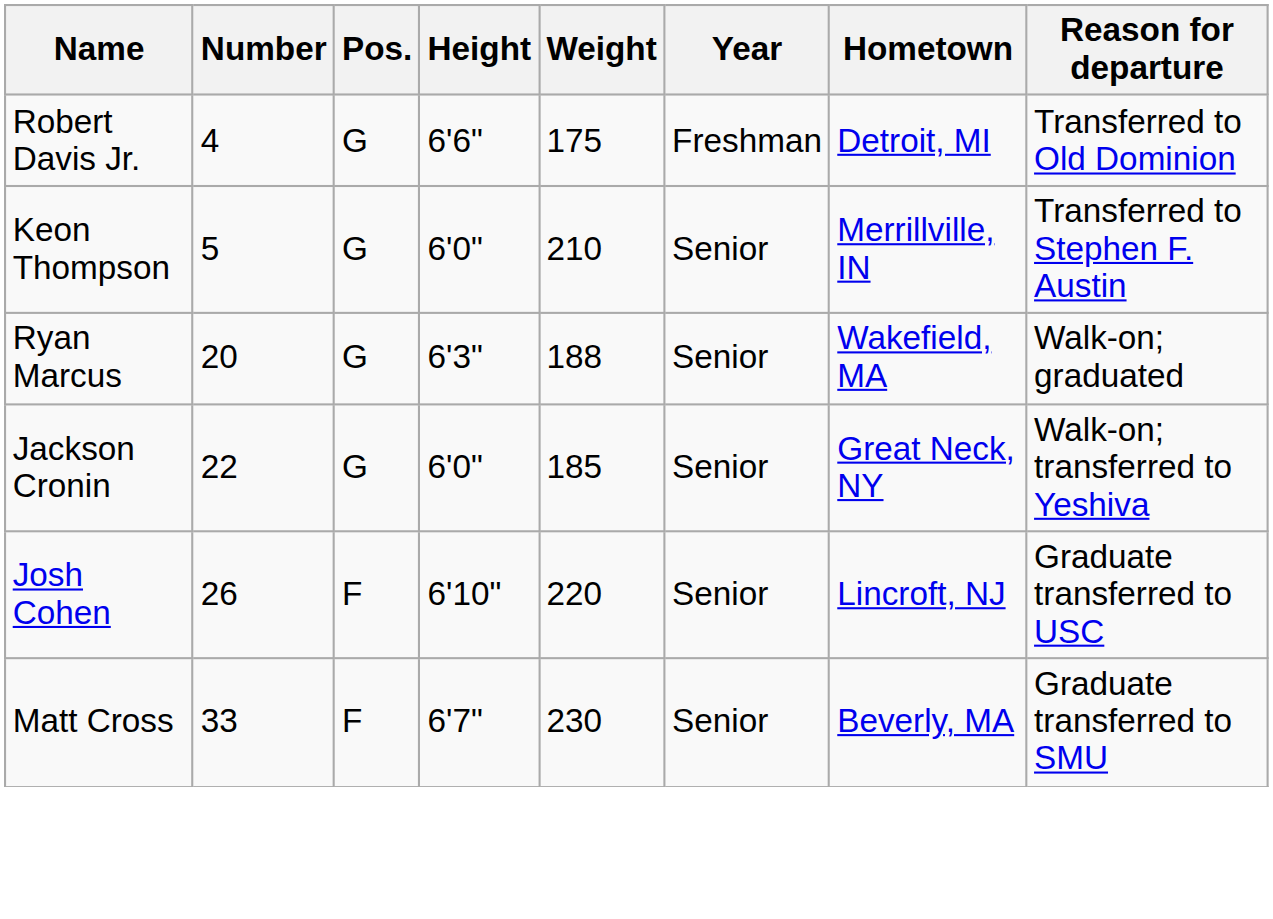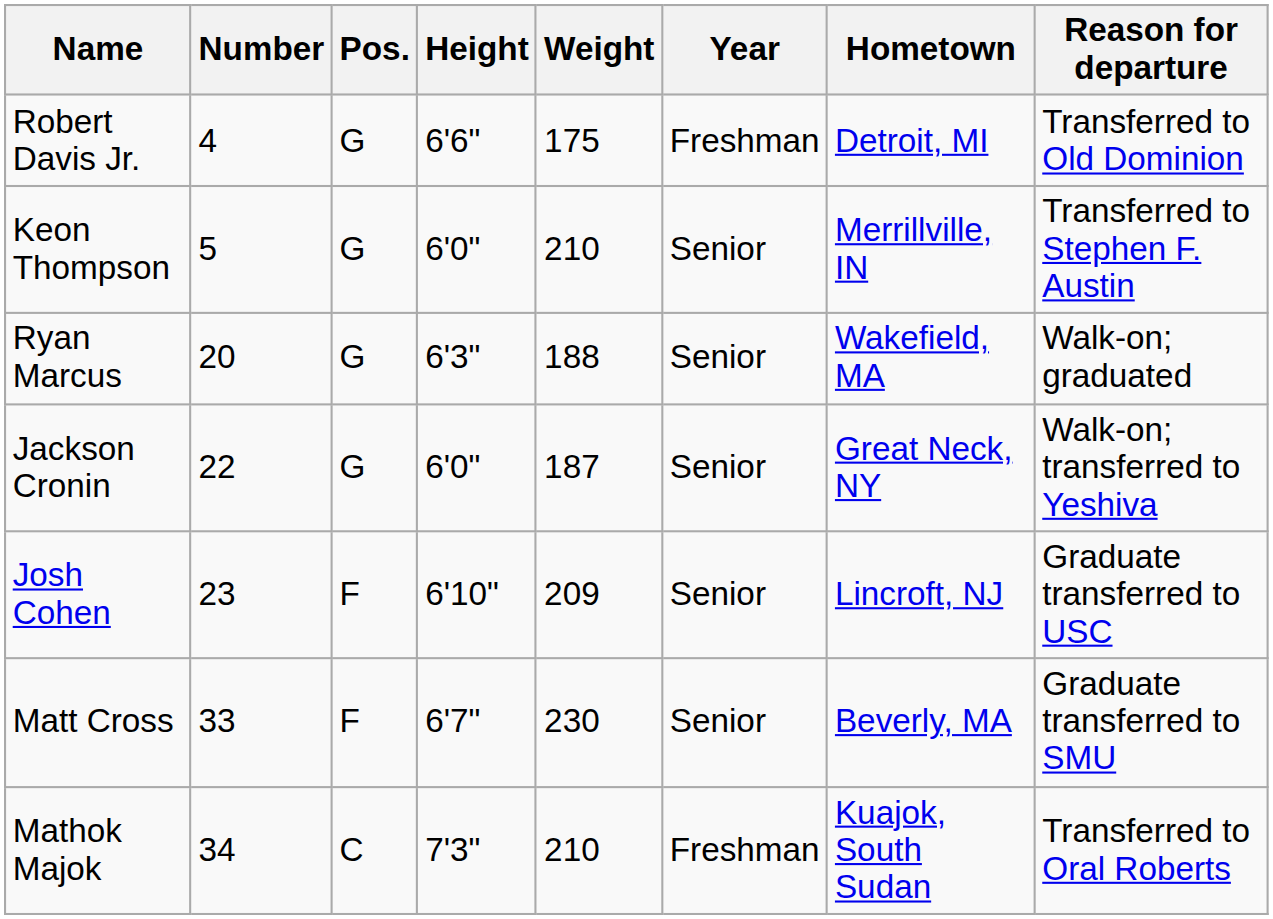(574, 466) 185 -> (572, 466) 187
(219, 594) 26 -> (217, 594) 23
(574, 594) 220 -> (572, 594) 209
+ row: (67, 849)
